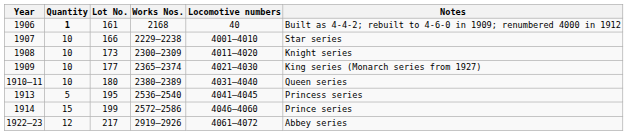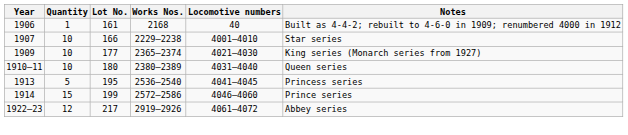(67, 25) bold -> (67, 25) normal
- row: (24, 53)
